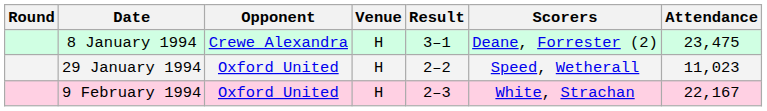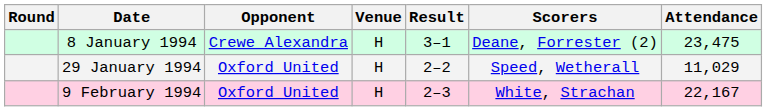(712, 68) 11,023 -> (712, 68) 11,029
